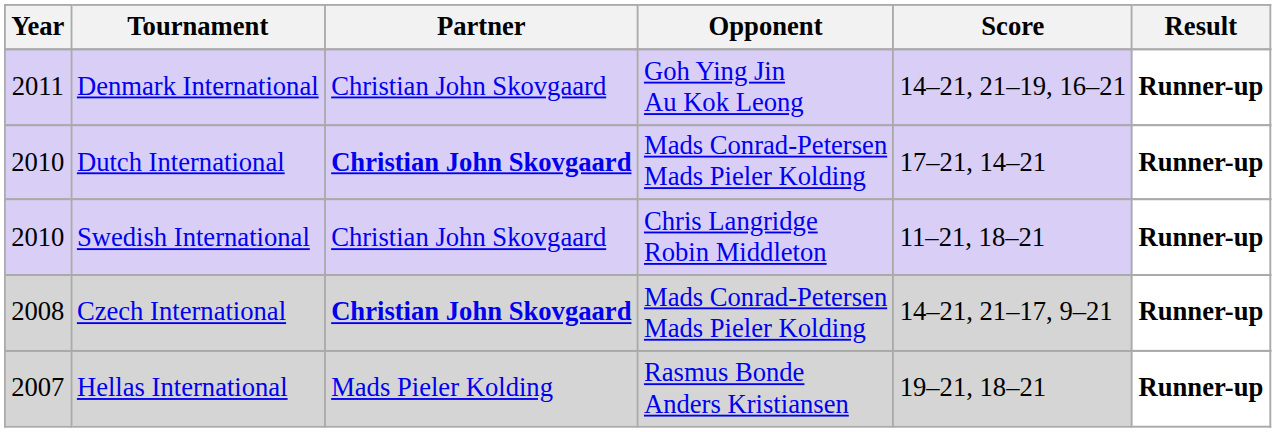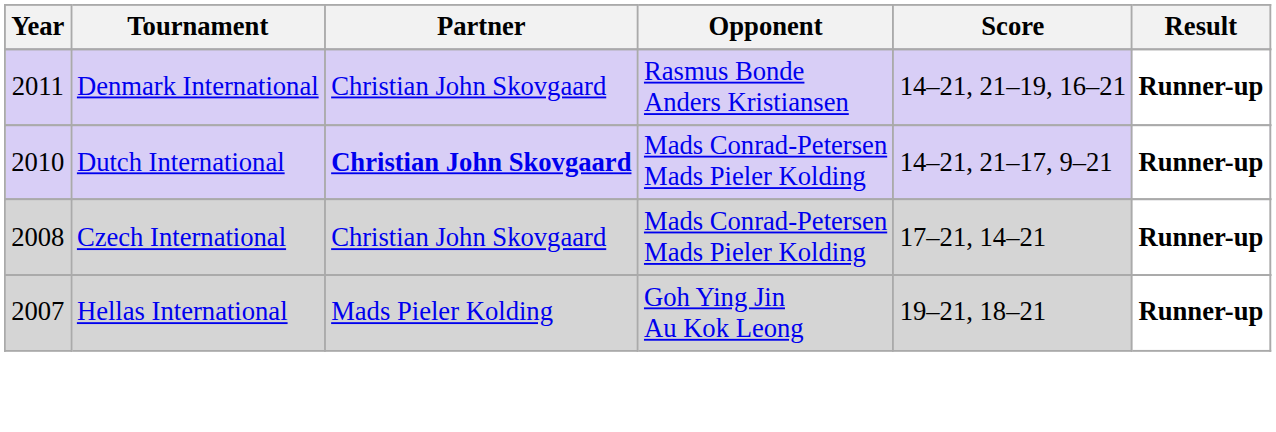(724, 86) Goh Ying Jin Au Kok Leong -> (746, 86) Rasmus Bonde Anders Kristiansen
(973, 161) 17–21, 14–21 -> (1006, 161) 14–21, 21–17, 9–21
- row: (193, 237)
(481, 312) bold -> (469, 237) normal
(1006, 312) 14–21, 21–17, 9–21 -> (973, 237) 17–21, 14–21
(746, 388) Rasmus Bonde Anders Kristiansen -> (724, 312) Goh Ying Jin Au Kok Leong
